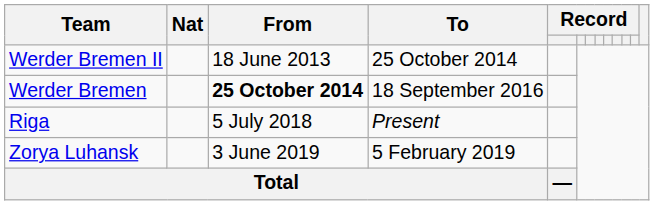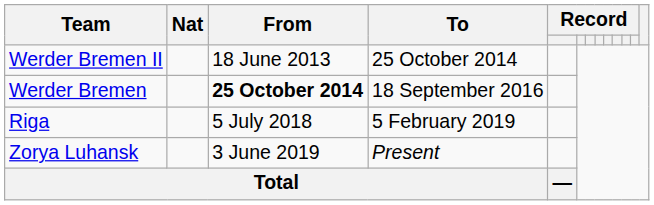(406, 121) Present -> (444, 121) 5 February 2019
(444, 152) 5 February 2019 -> (406, 152) Present
